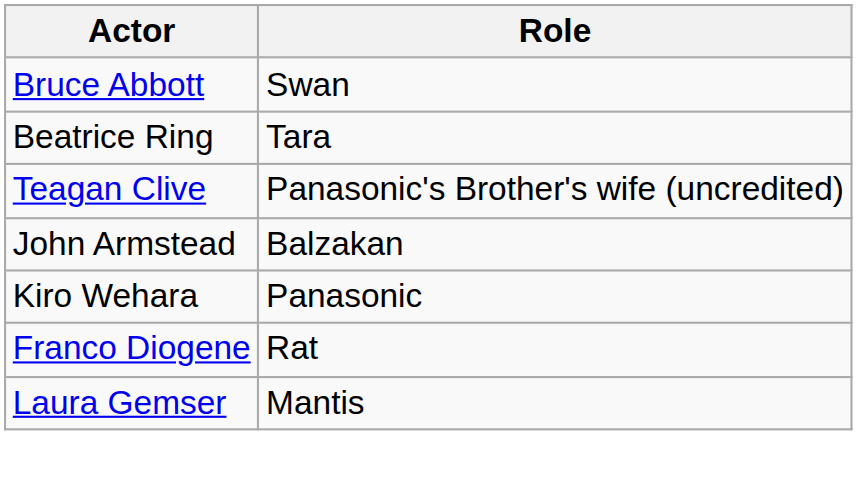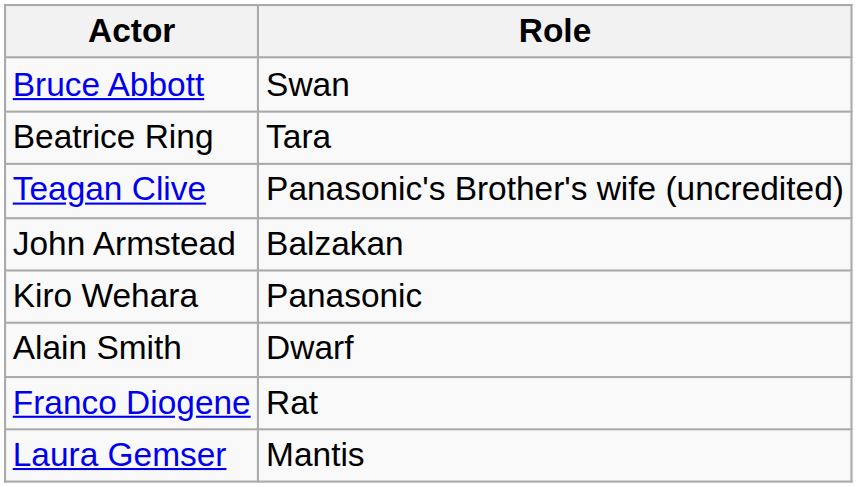+ row: (97, 349)
